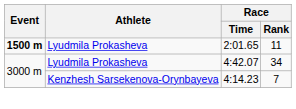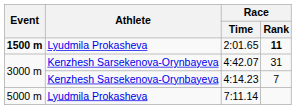(276, 46) normal -> (276, 46) bold
(97, 63) Lyudmila Prokasheva -> (133, 63) Kenzhesh Sarsekenova-Orynbayeva
(276, 63) 34 -> (276, 63) 31
+ row: (241, 96)
